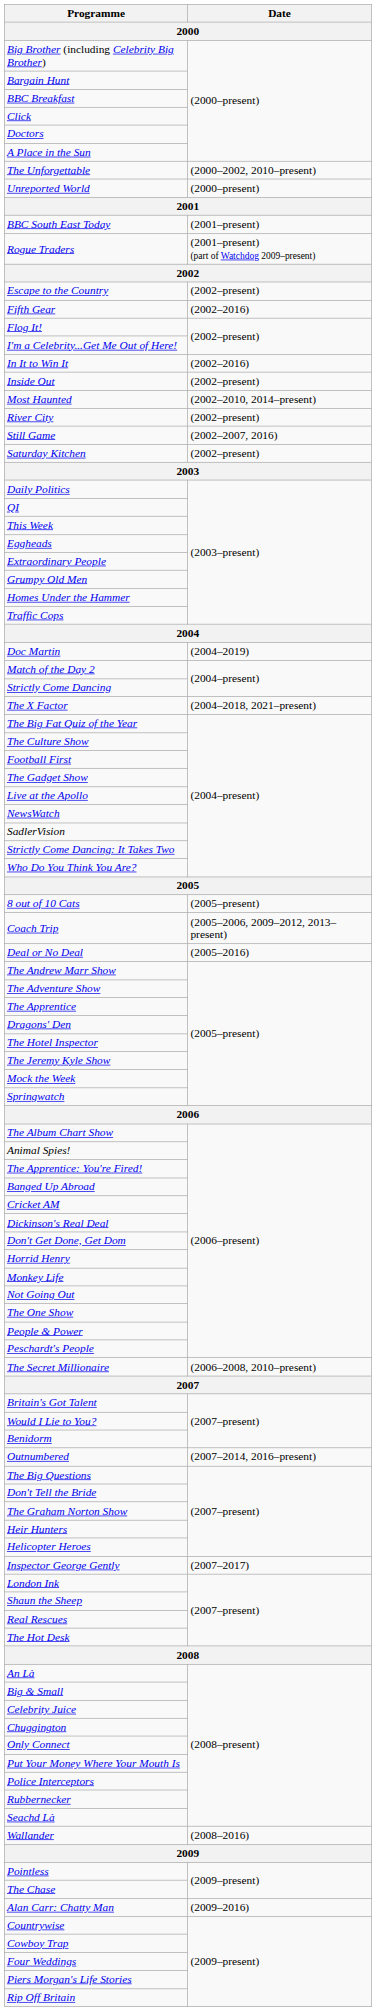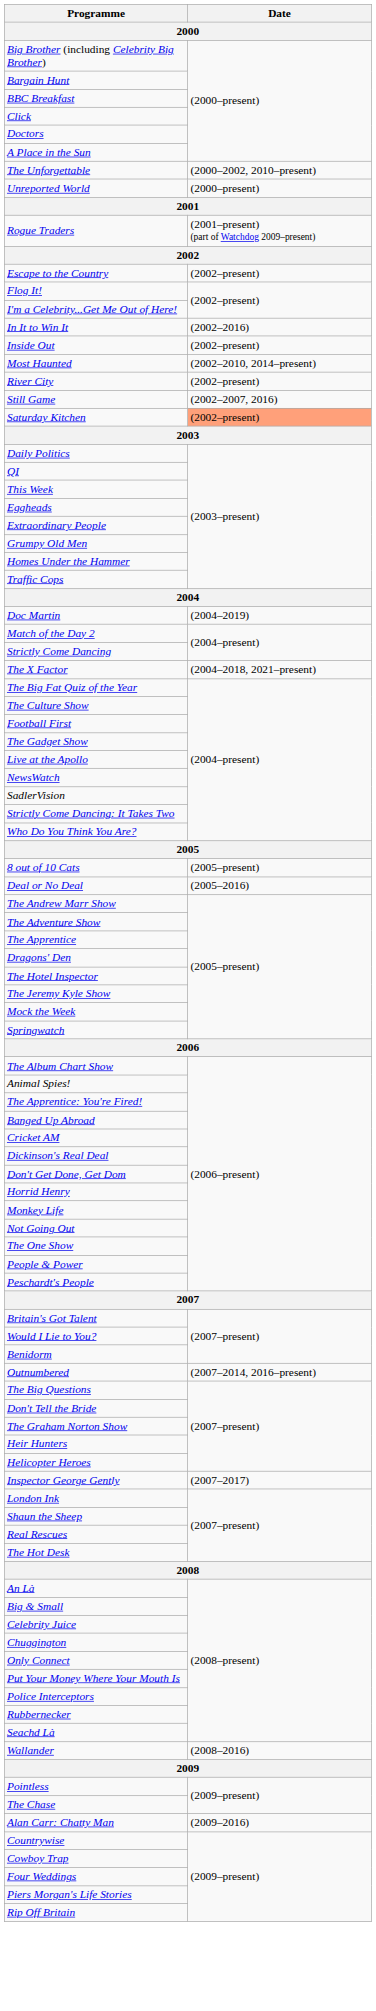- row: (59, 224)
- row: (31, 309)
(225, 453) no background -> (225, 417) lightsalmon background
- row: (33, 928)
- row: (58, 1367)
